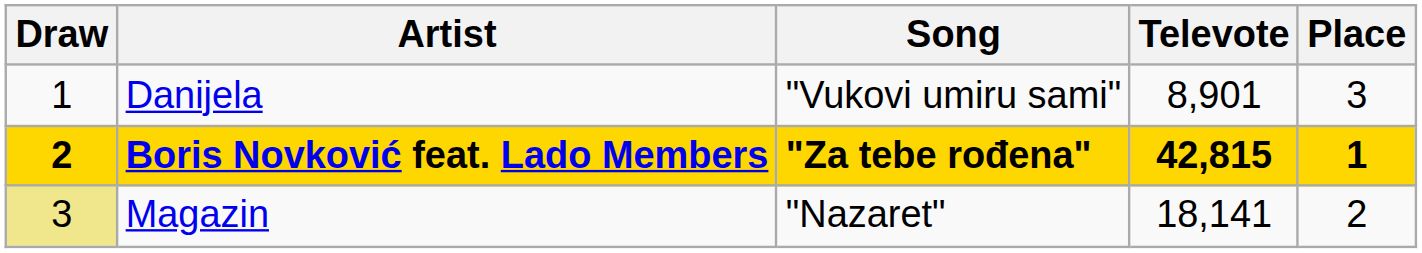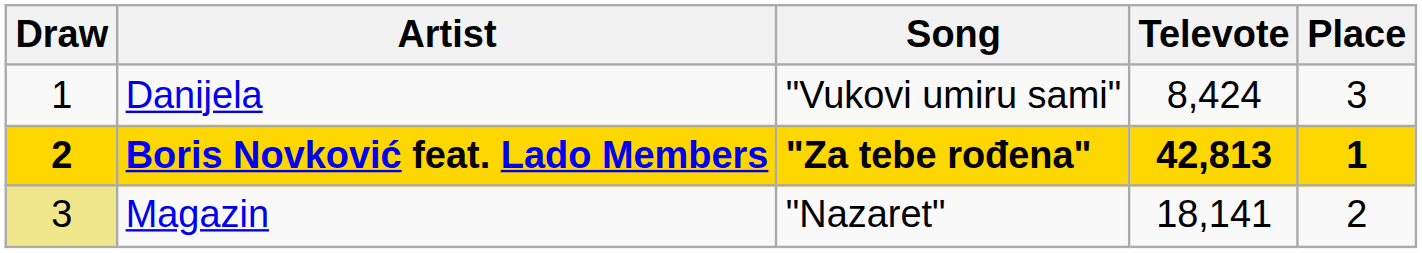(1214, 94) 8,901 -> (1214, 94) 8,424
(1214, 154) 42,815 -> (1214, 154) 42,813
